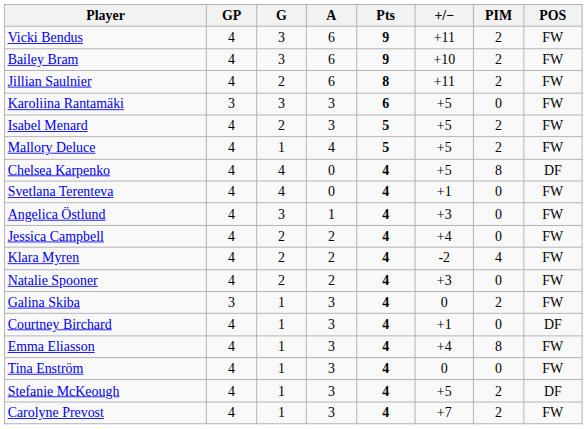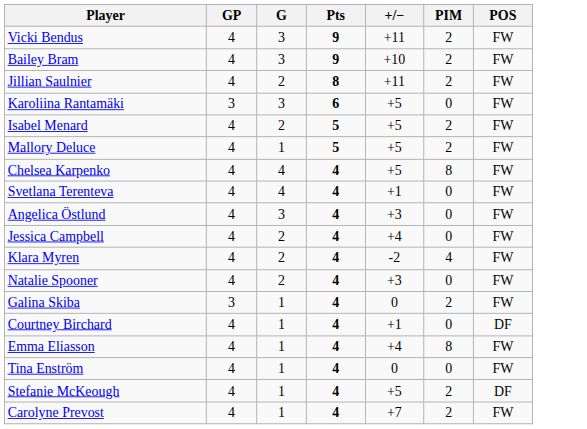- column: (331, 15)
(553, 170) DF -> (503, 170) FW
